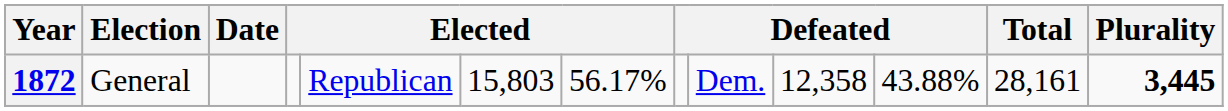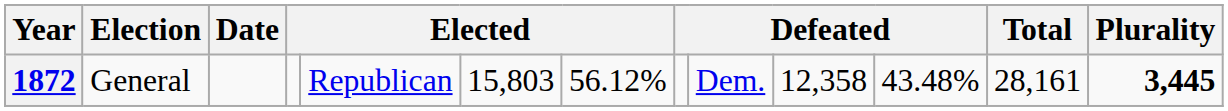(618, 79) 56.17% -> (618, 79) 56.12%
(930, 79) 43.88% -> (930, 79) 43.48%
